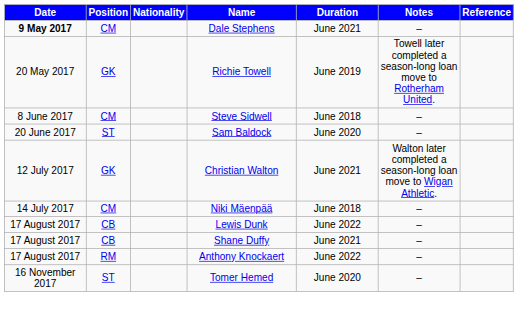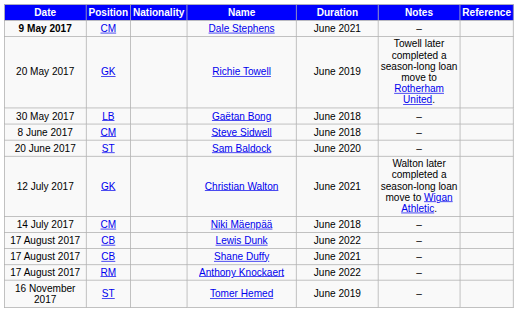+ row: (242, 116)
(337, 278) June 2020 -> (337, 294) June 2019
